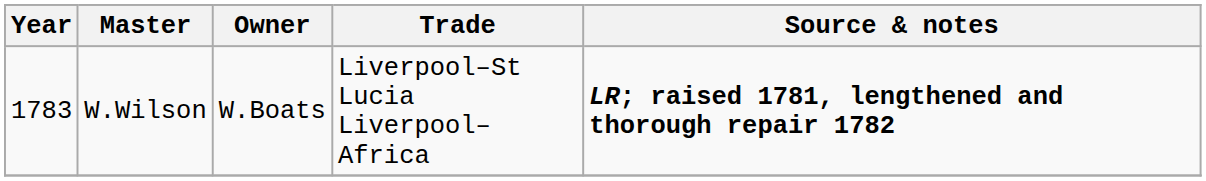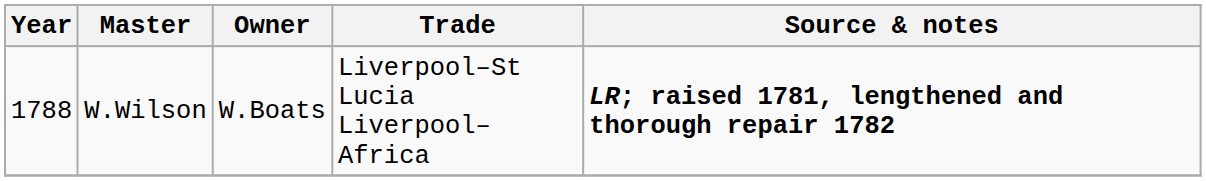(42, 111) 1783 -> (42, 111) 1788
